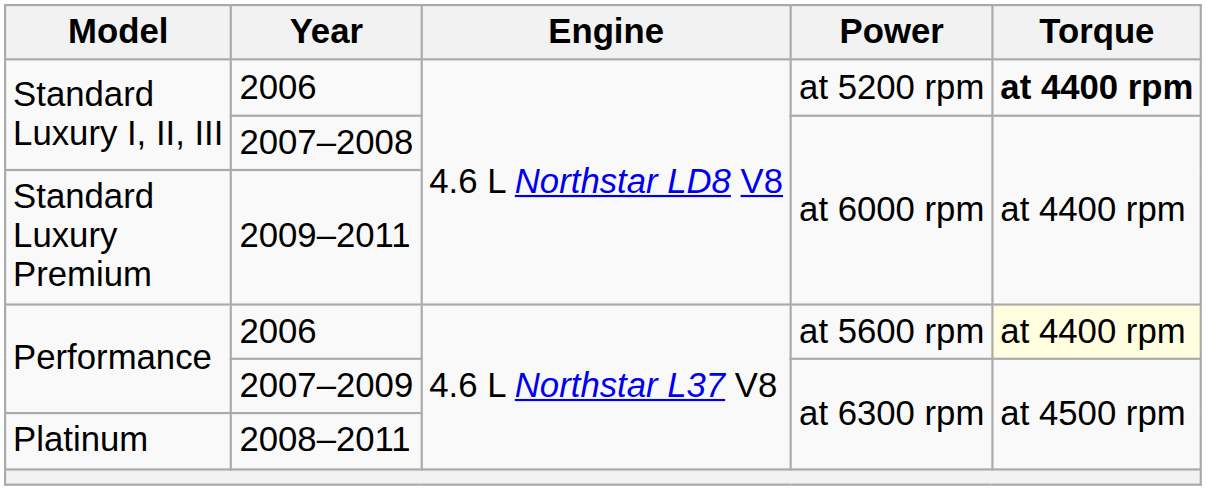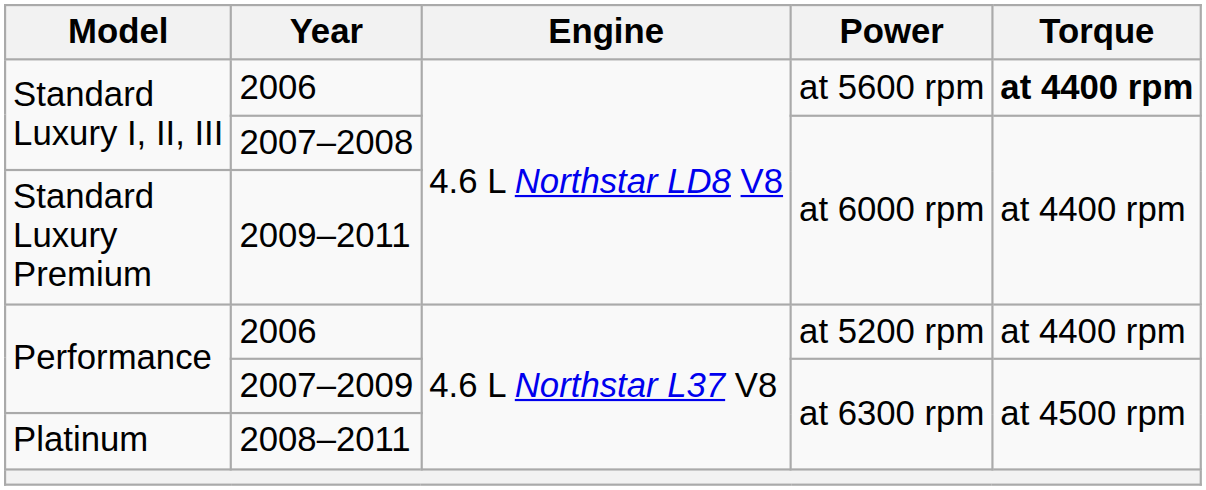(892, 87) at 5200 rpm -> (892, 87) at 5600 rpm
(892, 330) at 5600 rpm -> (892, 330) at 5200 rpm
(1093, 330) lightyellow background -> (1093, 330) no background
